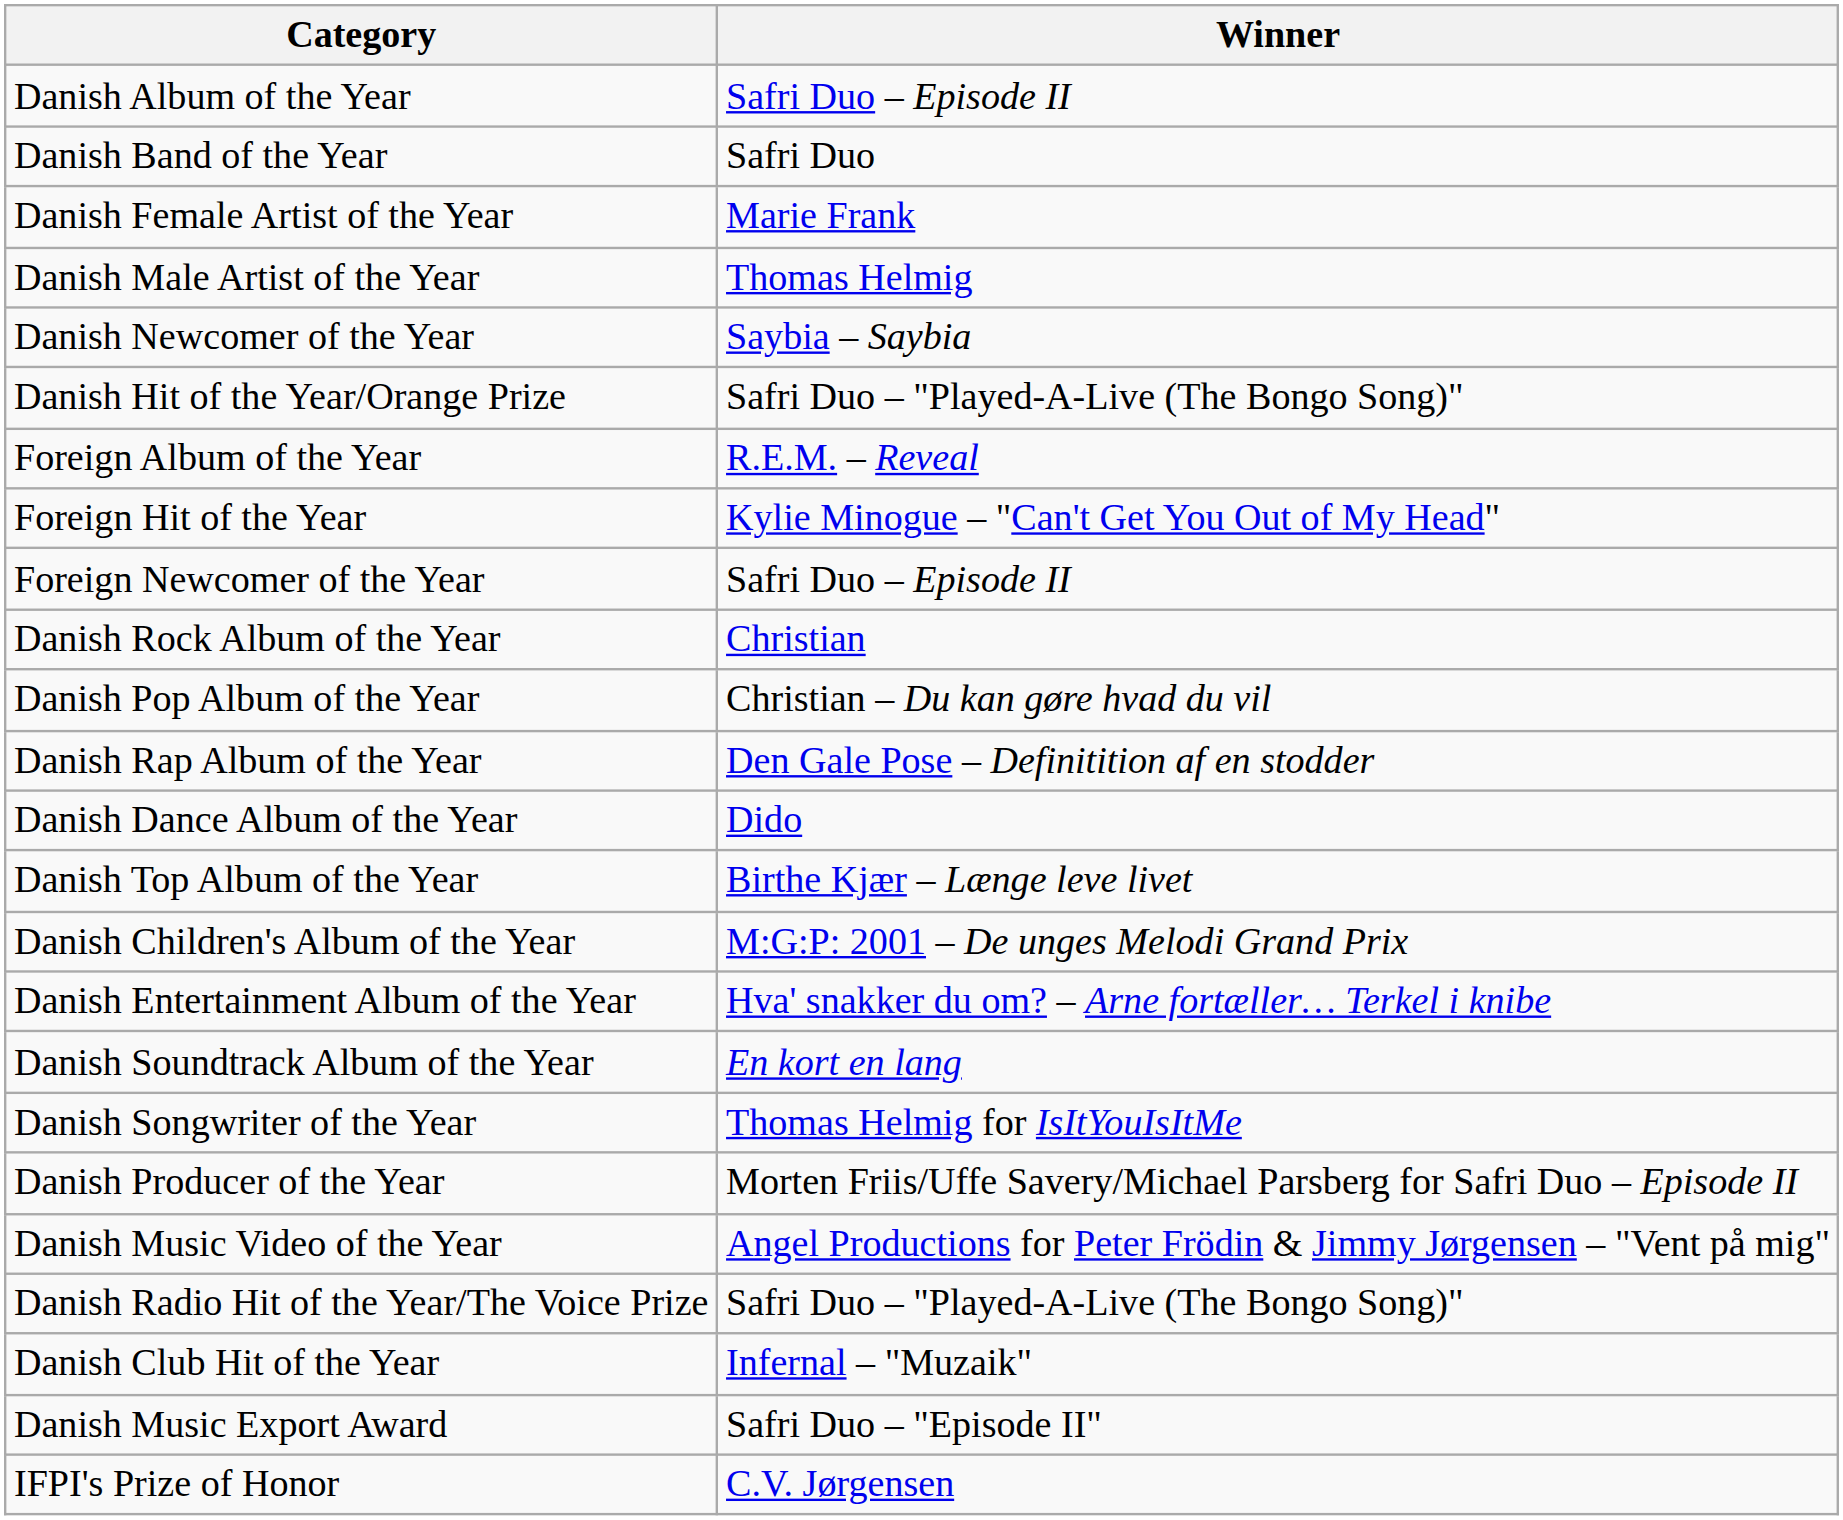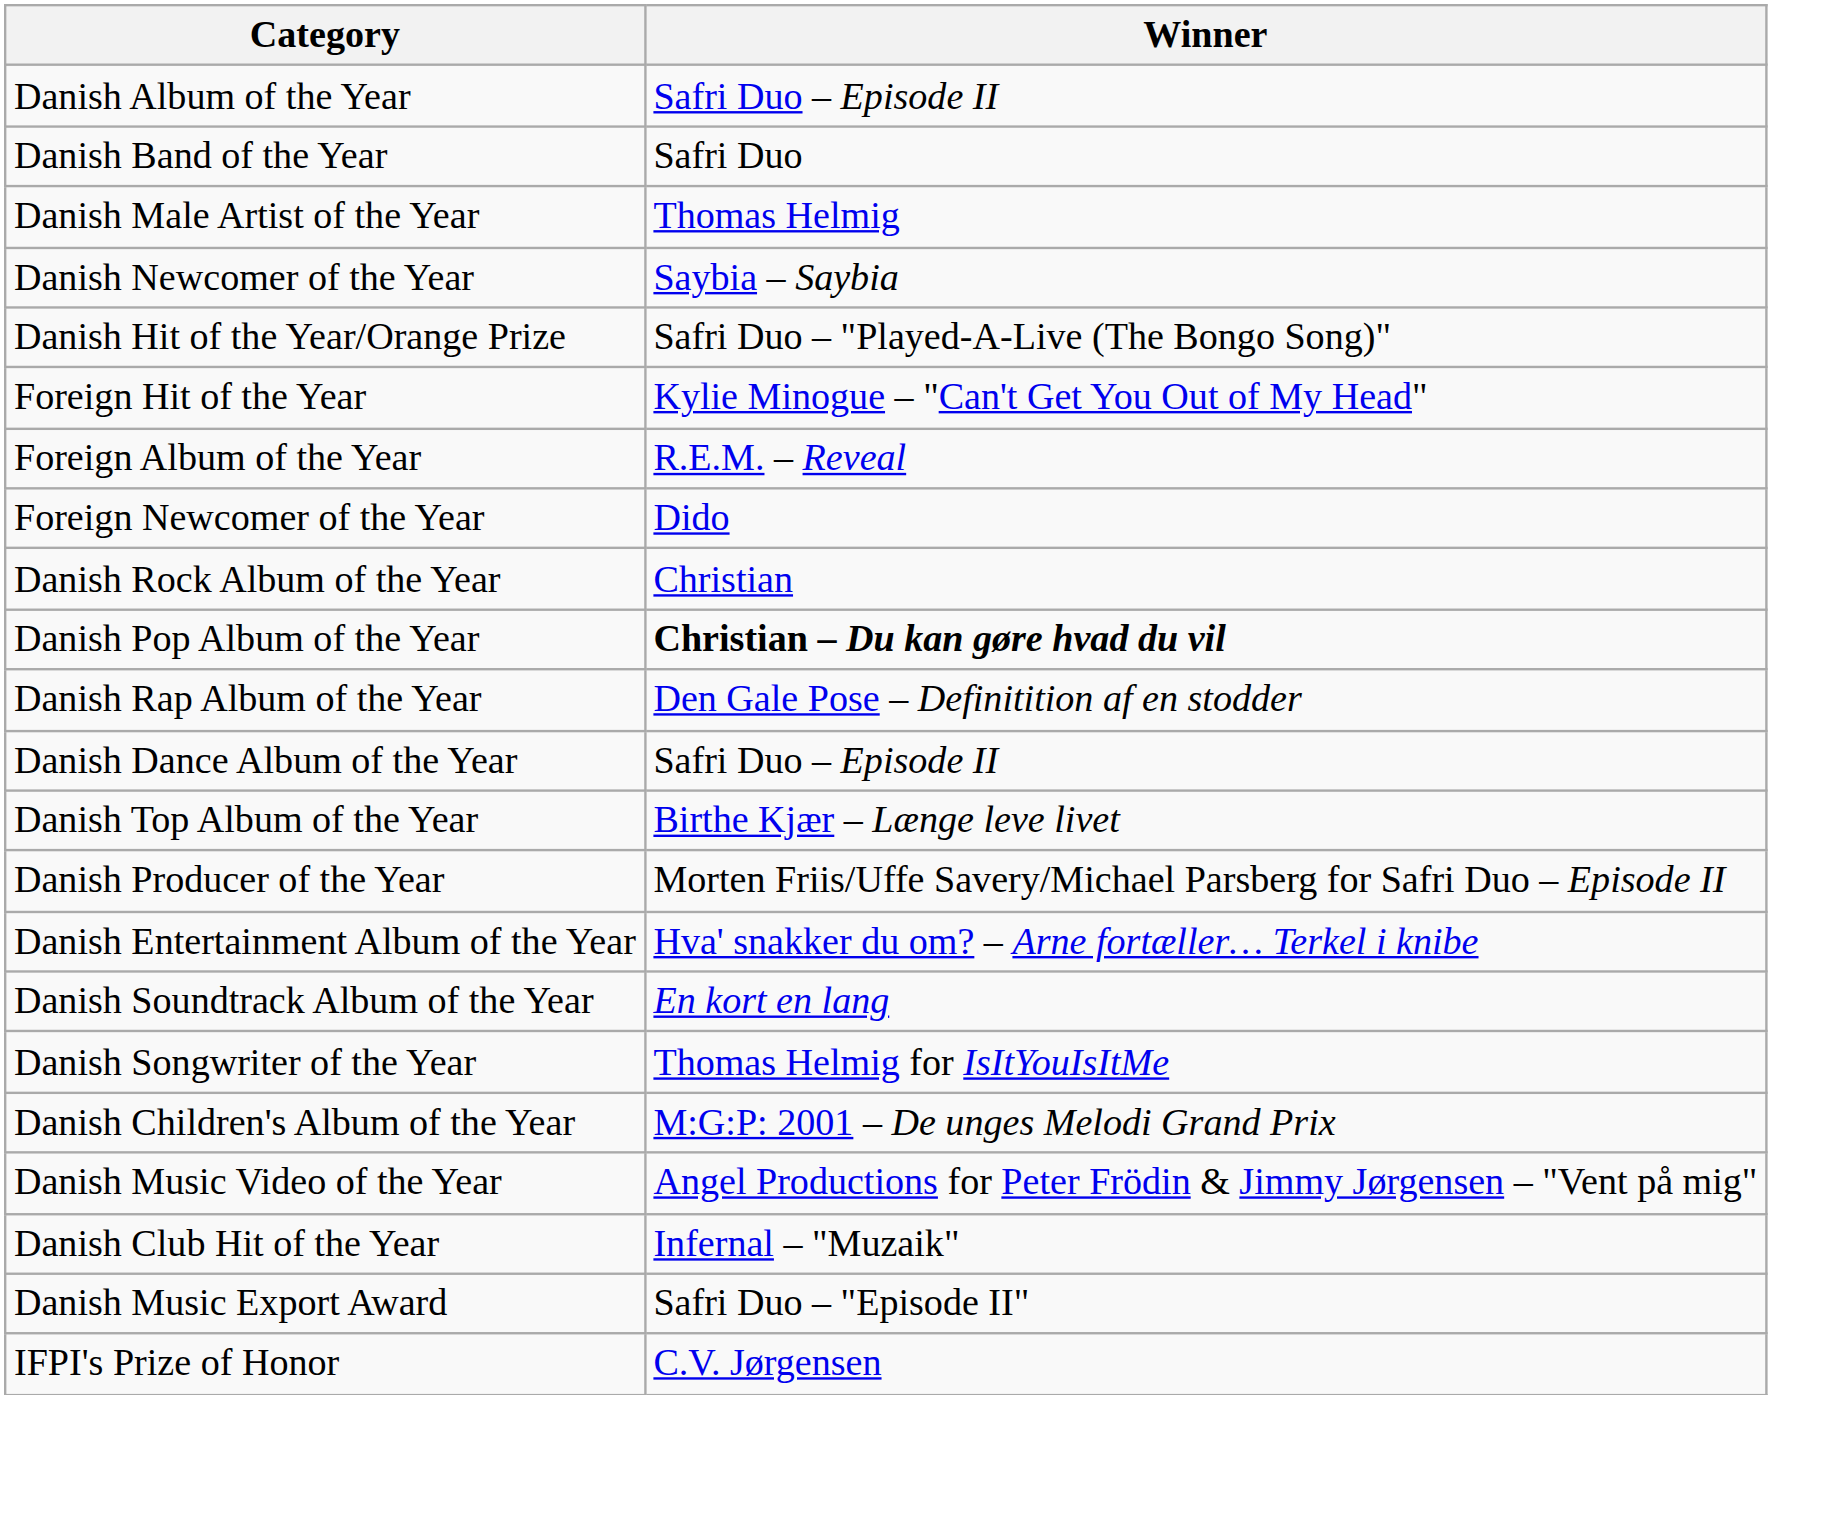- row: (264, 215)
rows swapped: (218, 457) <-> (190, 517)
(898, 578) Safri Duo – Episode II -> (691, 517) Dido
(999, 699) normal -> (940, 638) bold
(764, 819) Dido -> (826, 759) Safri Duo – Episode II
rows swapped: (295, 940) <-> (229, 1182)
- row: (361, 1302)
